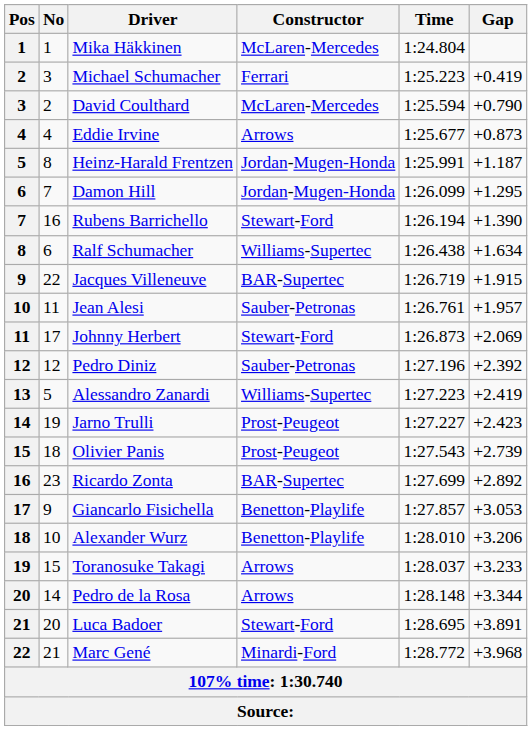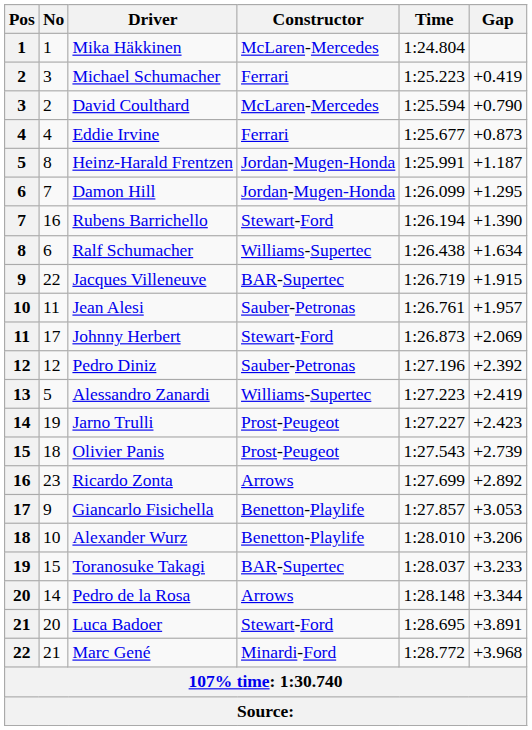(267, 134) Arrows -> (265, 134) Ferrari
(292, 480) BAR-Supertec -> (267, 480) Arrows
(267, 566) Arrows -> (292, 566) BAR-Supertec
